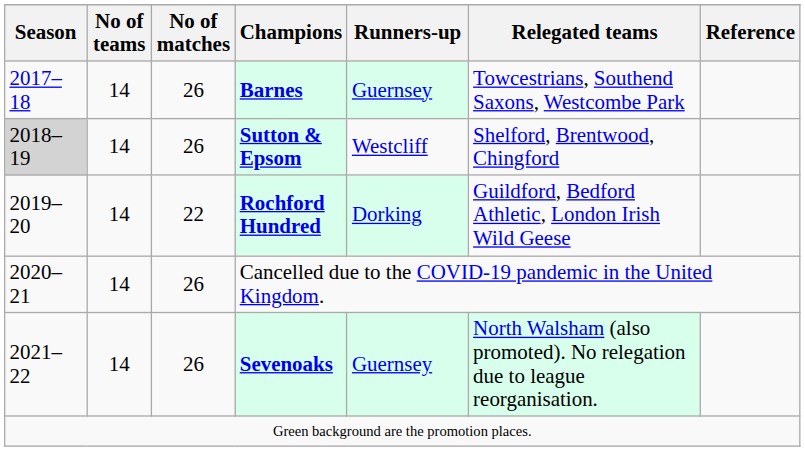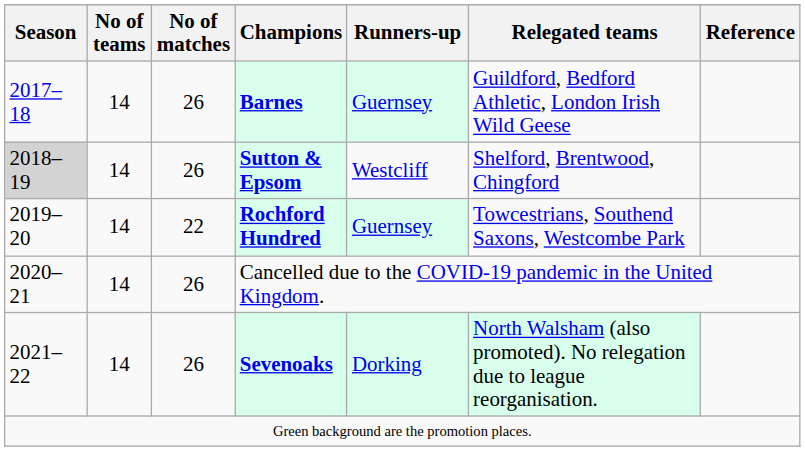(579, 89) Towcestrians, Southend Saxons, Westcombe Park -> (567, 101) Guildford, Bedford Athletic, London Irish Wild Geese
(387, 215) Dorking -> (392, 226) Guernsey
(567, 215) Guildford, Bedford Athletic, London Irish Wild Geese -> (579, 226) Towcestrians, Southend Saxons, Westcombe Park
(392, 364) Guernsey -> (387, 364) Dorking
